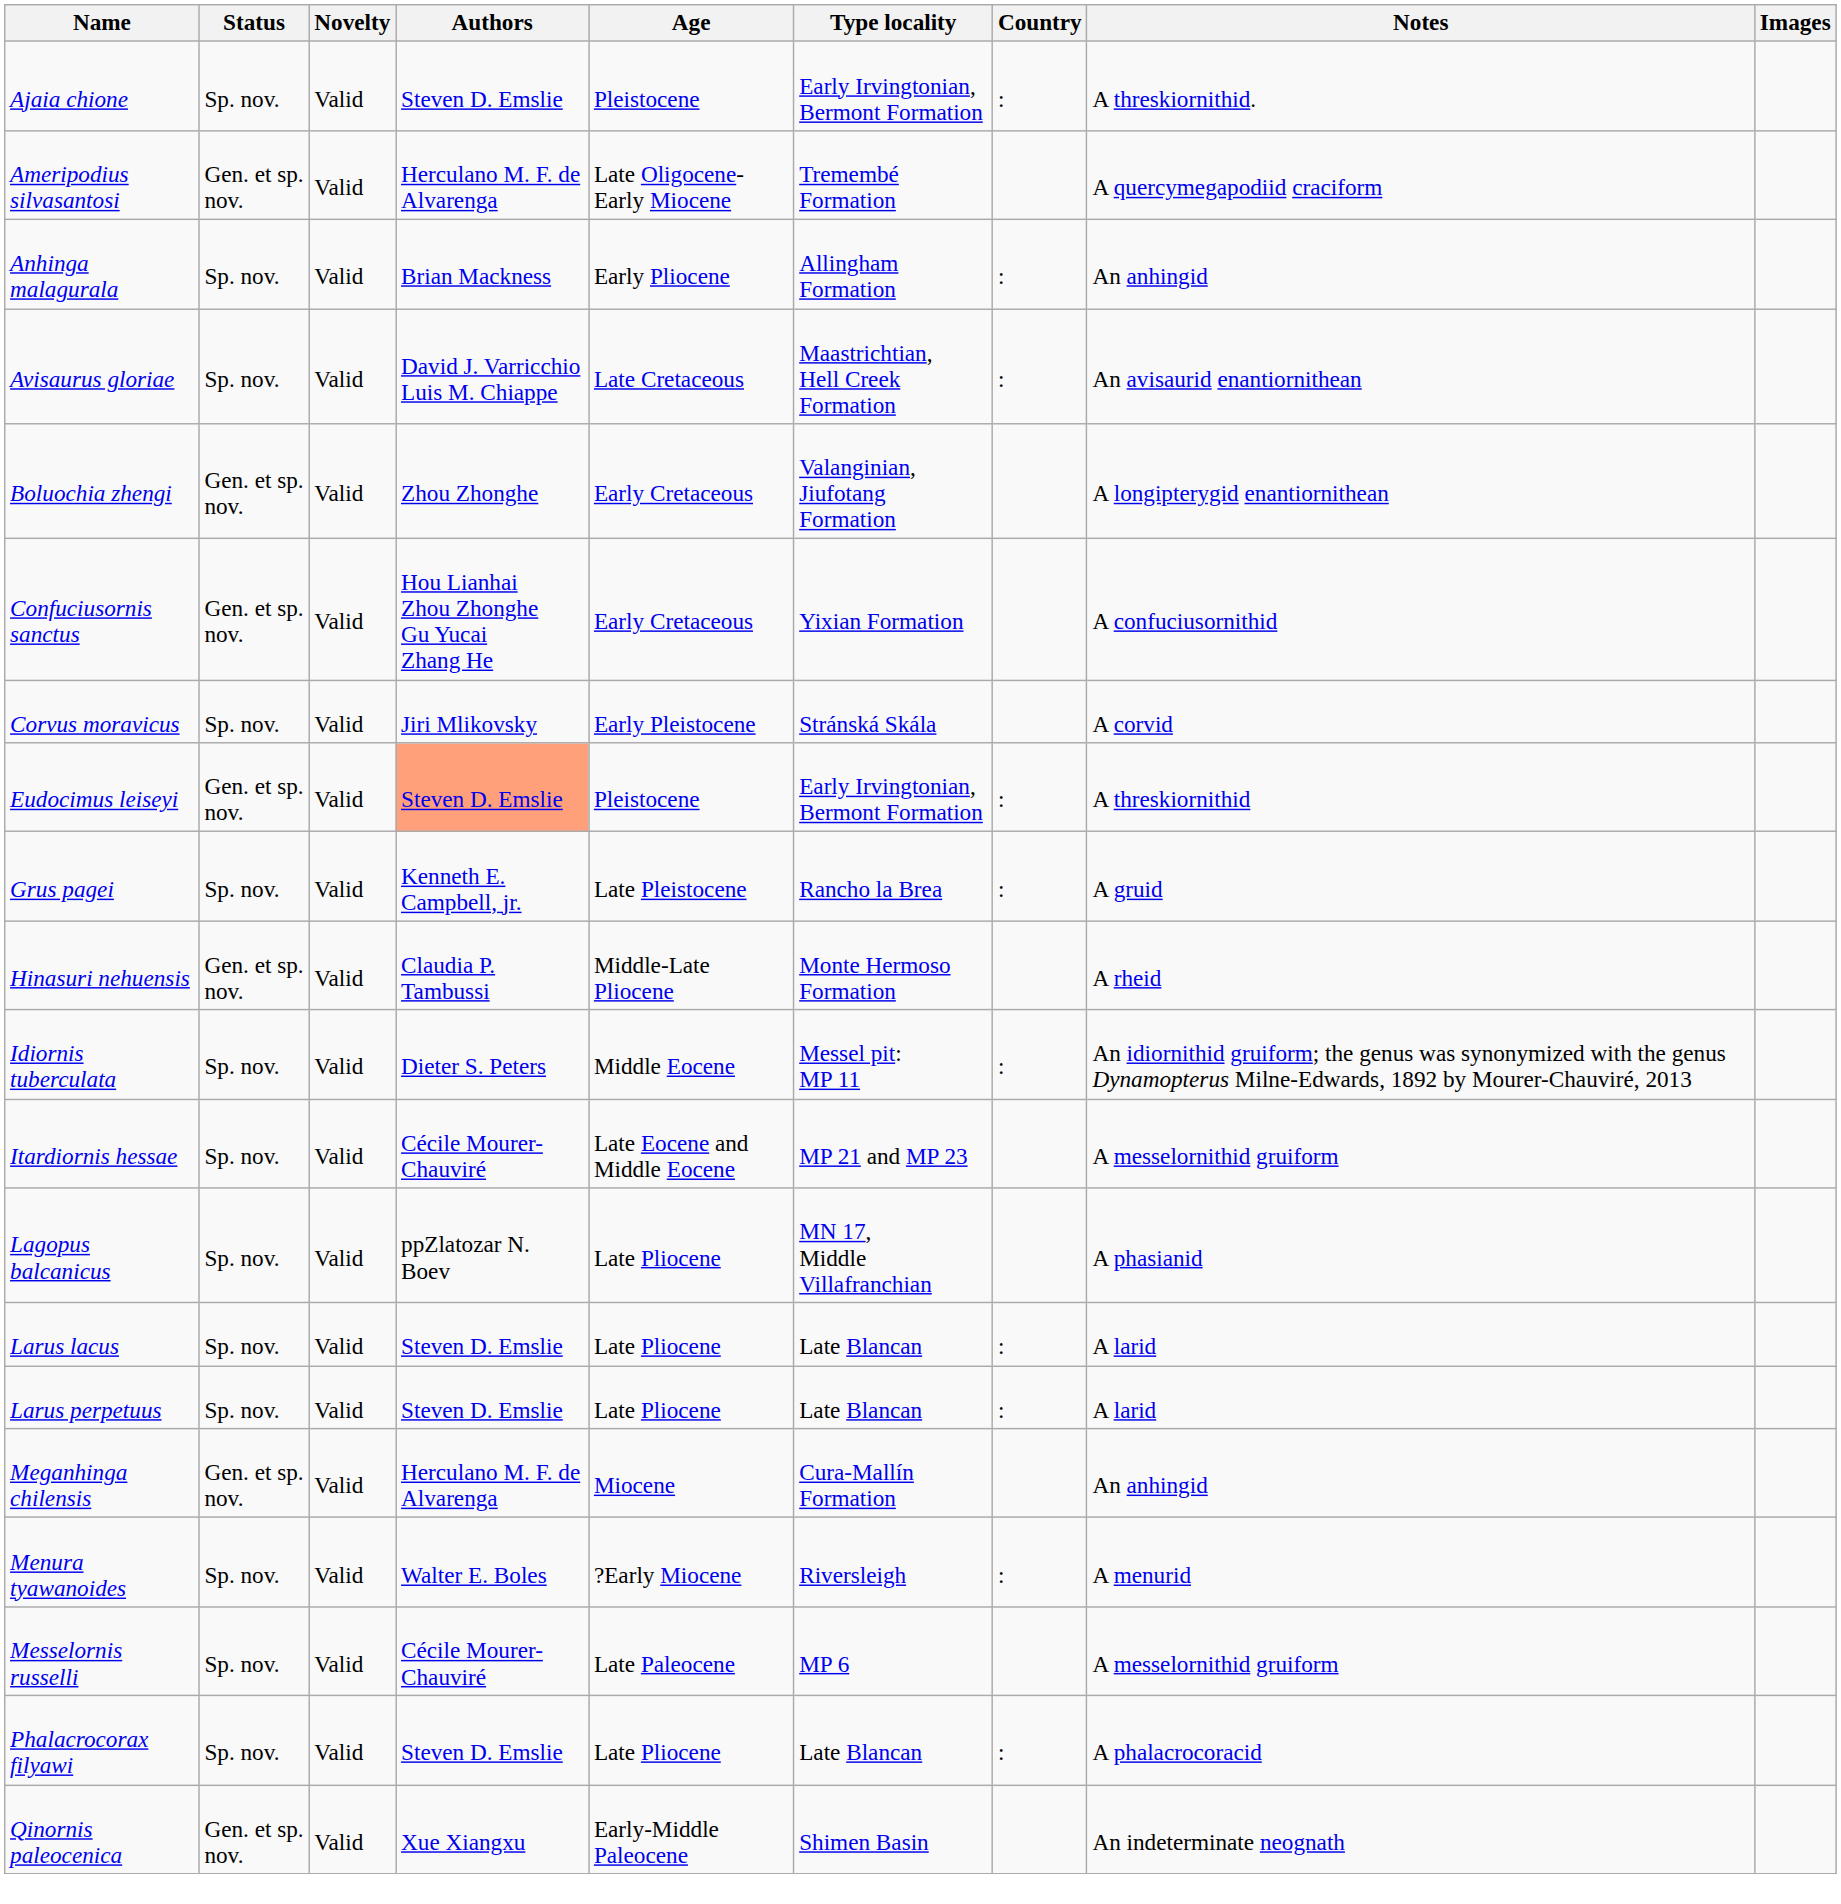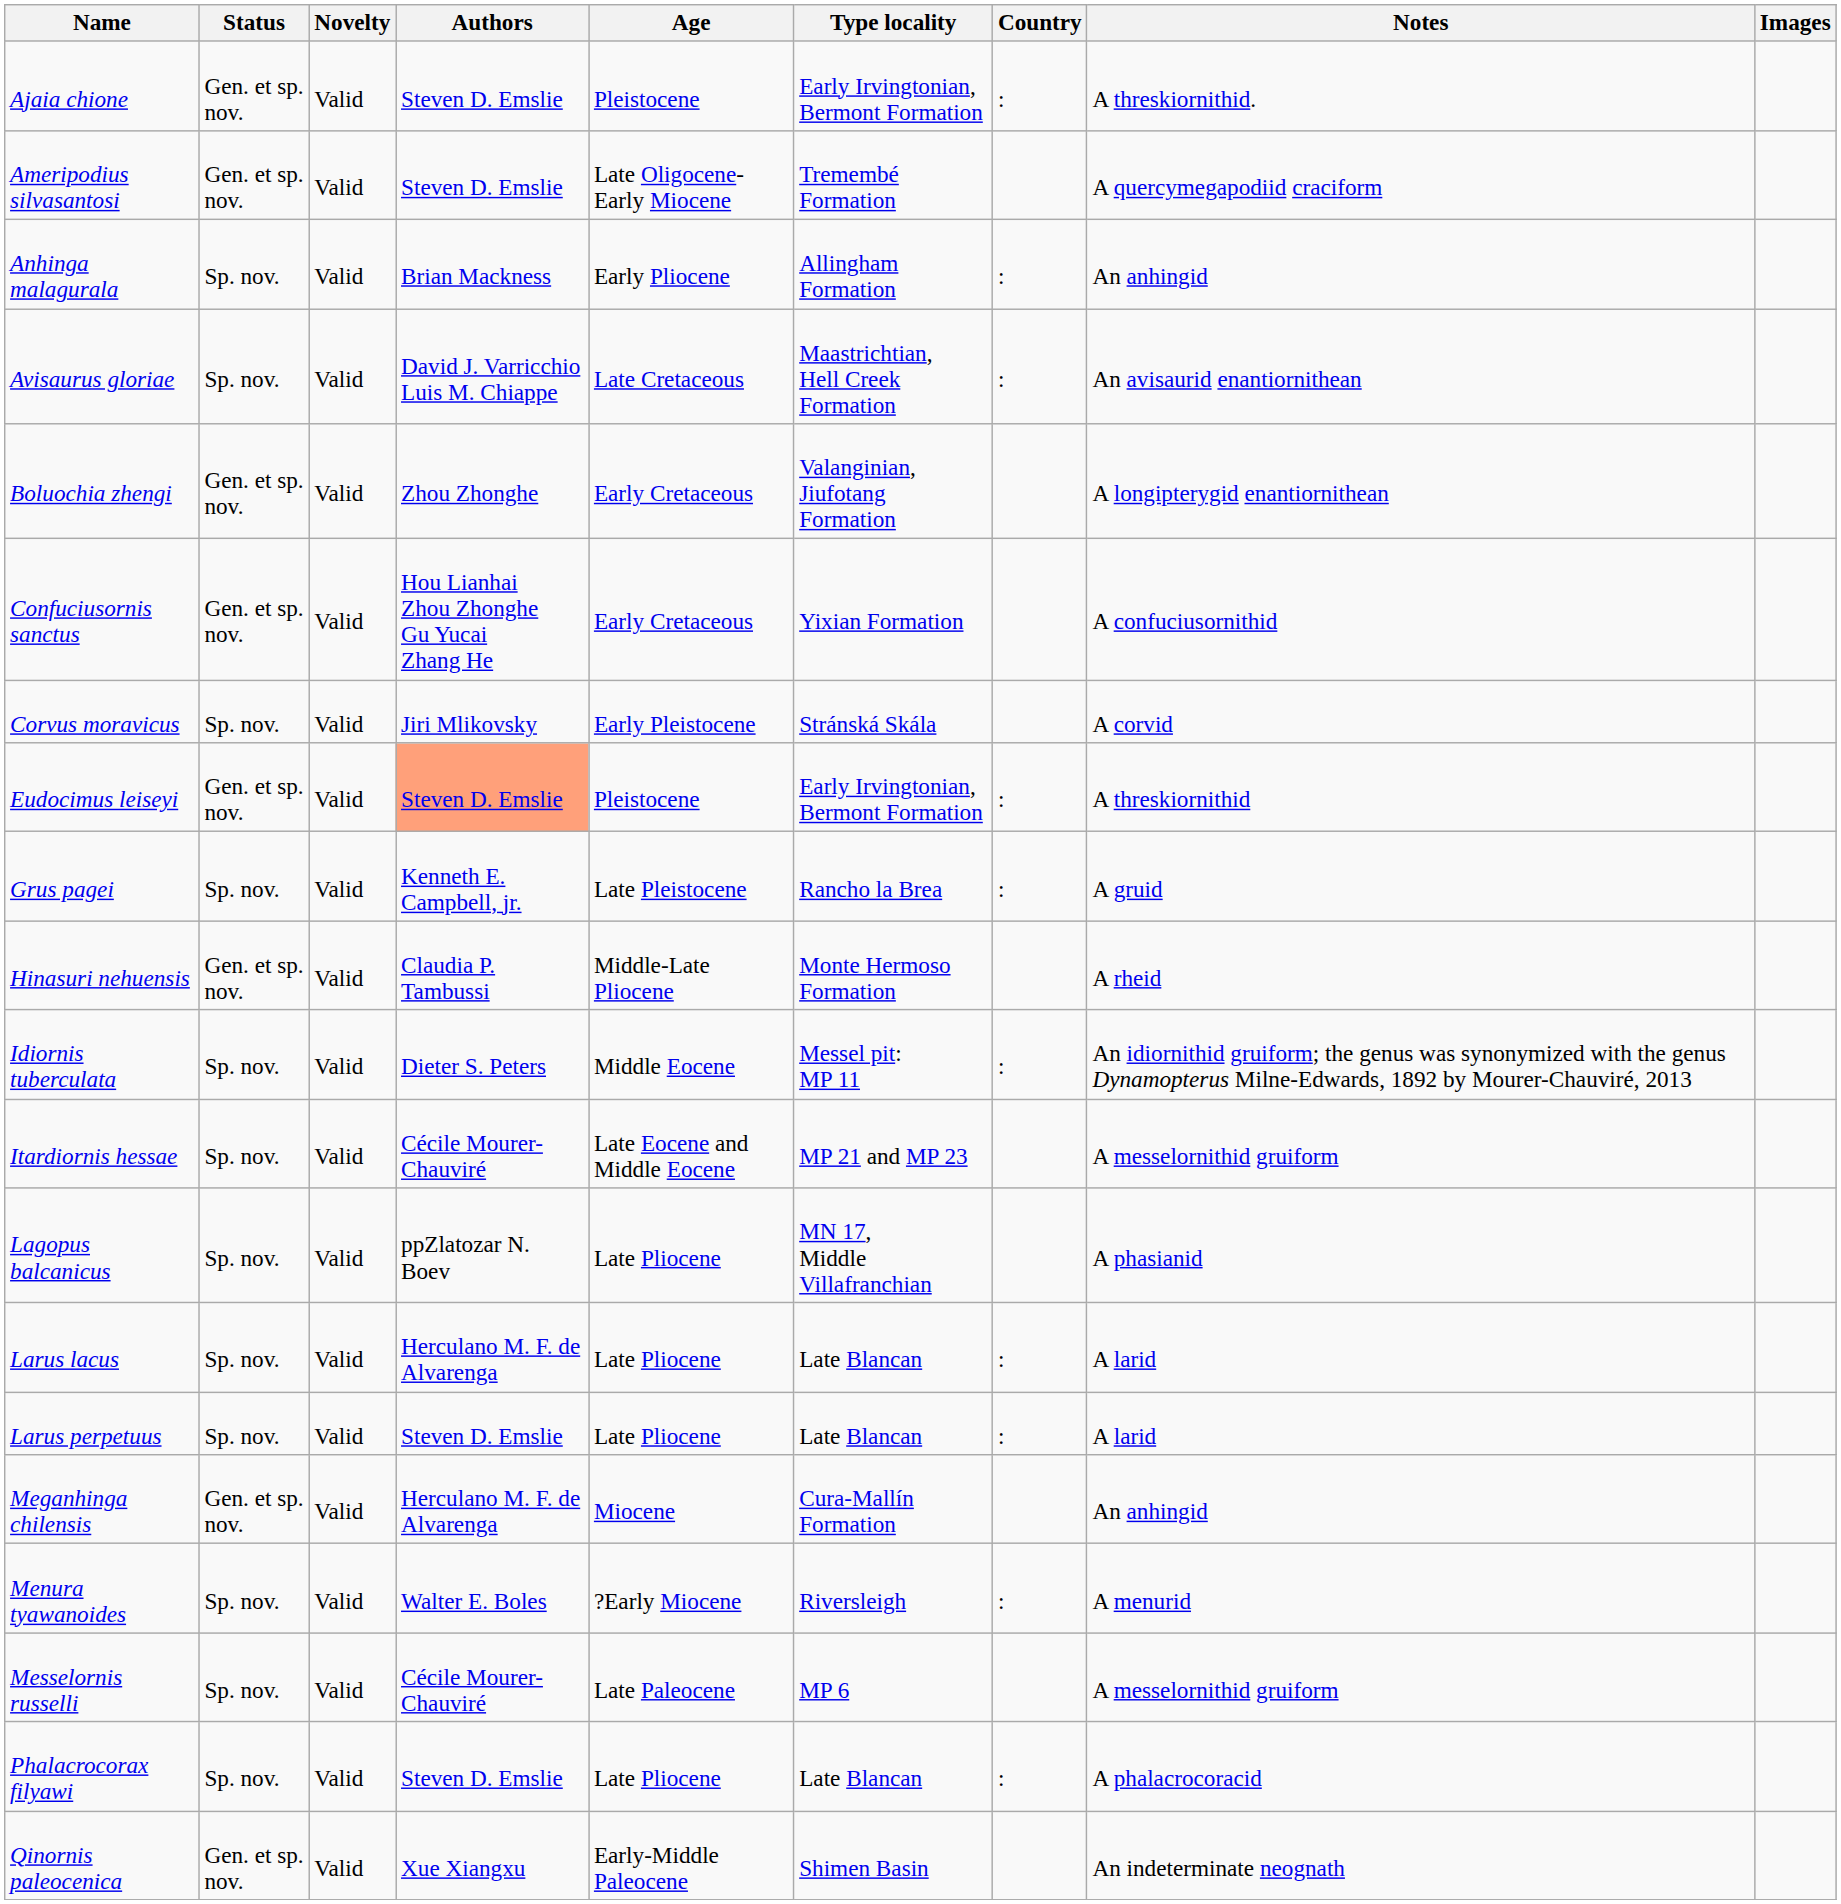(242, 98) Sp. nov. -> (254, 98) Gen. et sp. nov.
(491, 187) Herculano M. F. de Alvarenga -> (482, 187) Steven D. Emslie
(482, 1347) Steven D. Emslie -> (491, 1360) Herculano M. F. de Alvarenga
